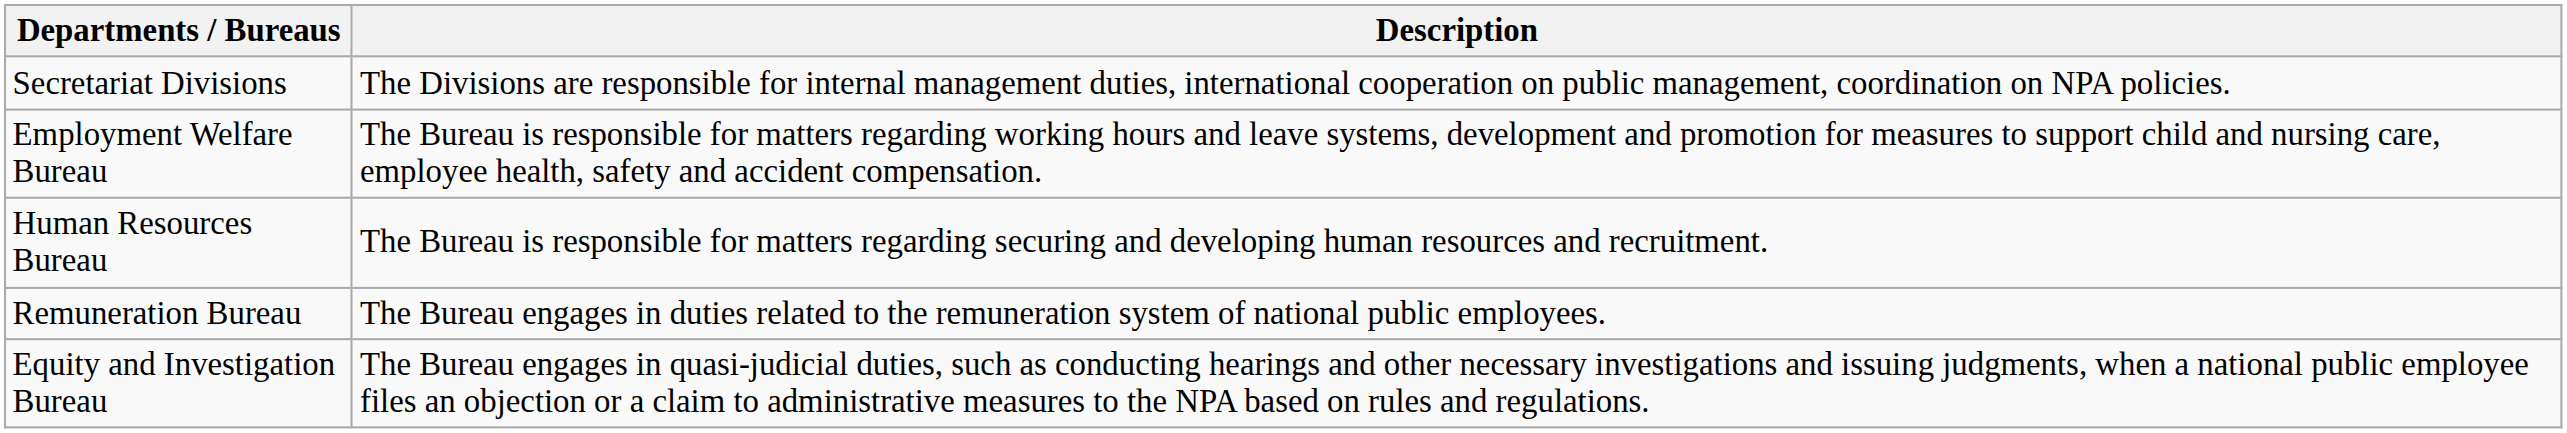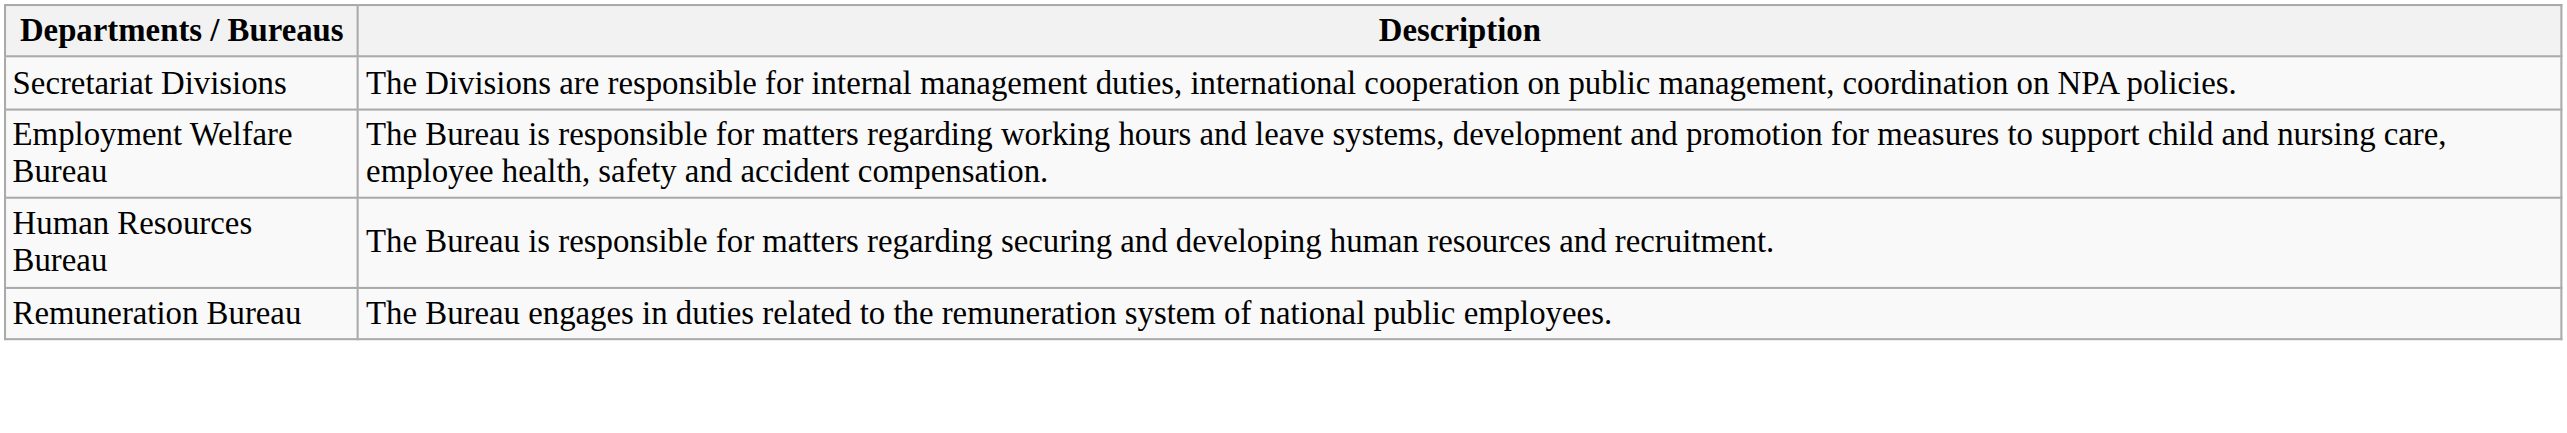- row: (174, 382)
